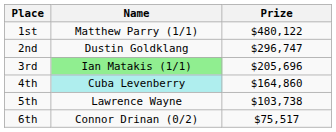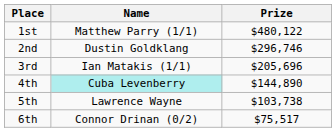(277, 48) $296,747 -> (277, 48) $296,746
(137, 66) lightgreen background -> (137, 66) no background
(277, 84) $164,860 -> (277, 84) $144,890
